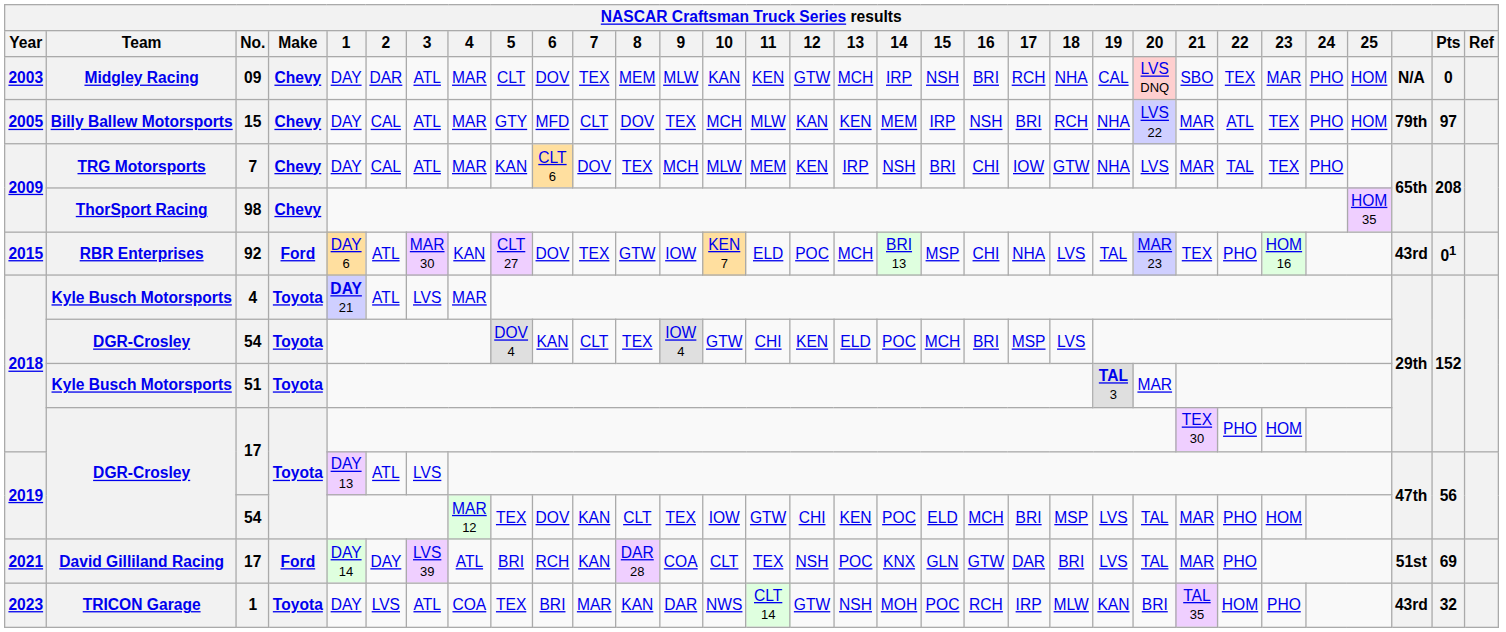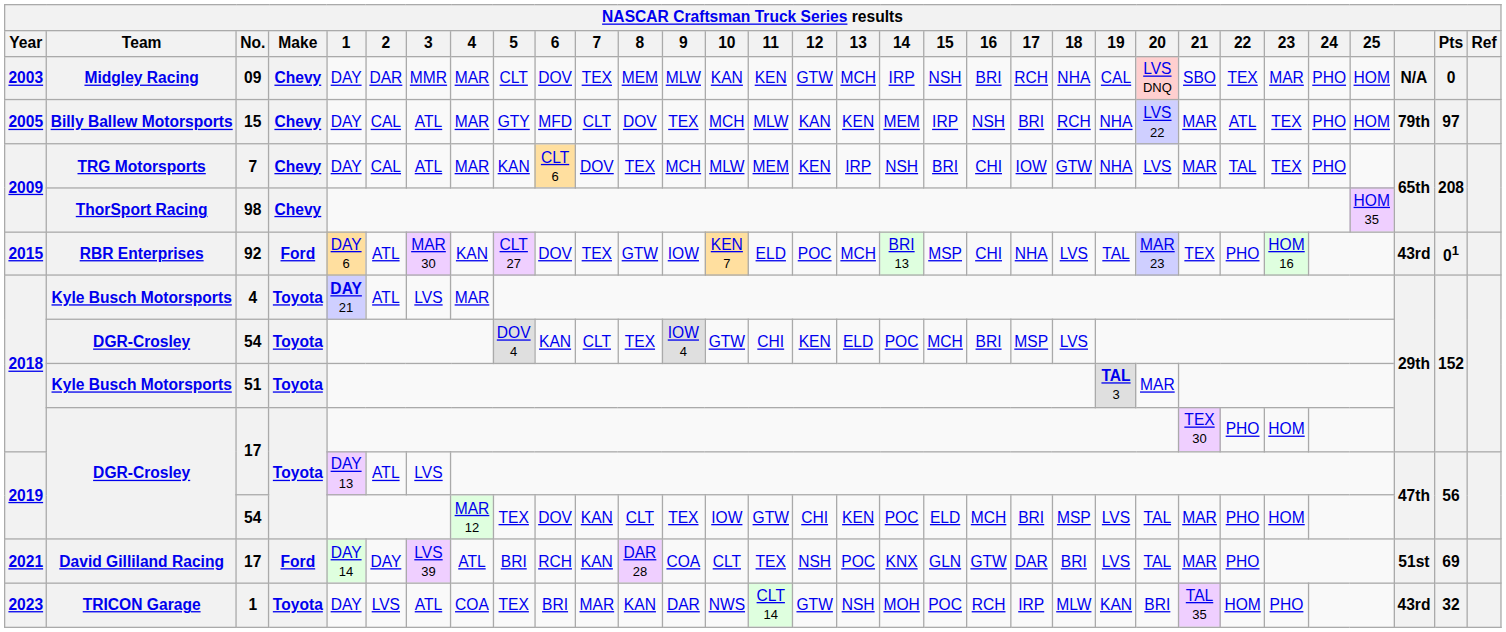(427, 78) ATL -> (428, 78) MMR
